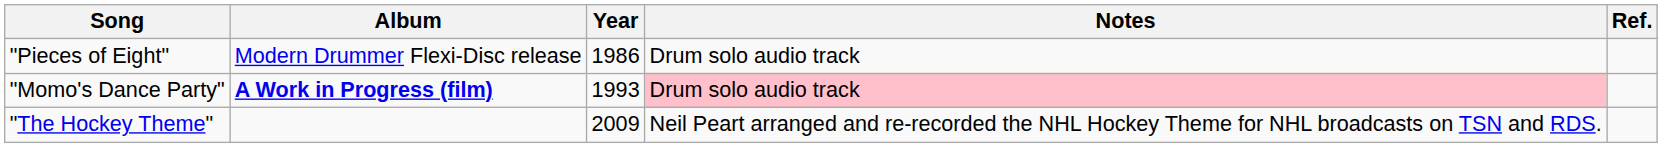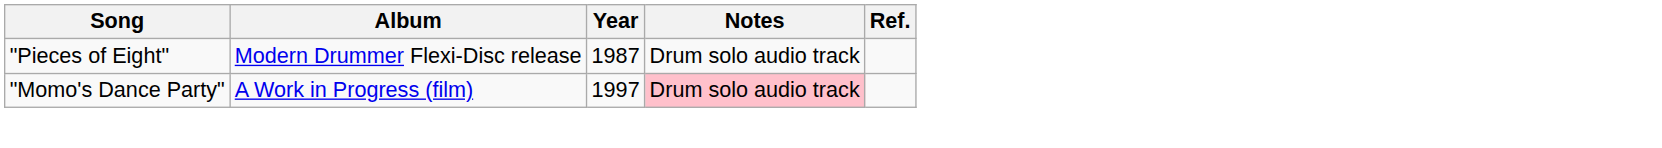(616, 55) 1986 -> (616, 55) 1987
(364, 90) bold -> (354, 90) normal
(616, 90) 1993 -> (616, 90) 1997
- row: (111, 124)
